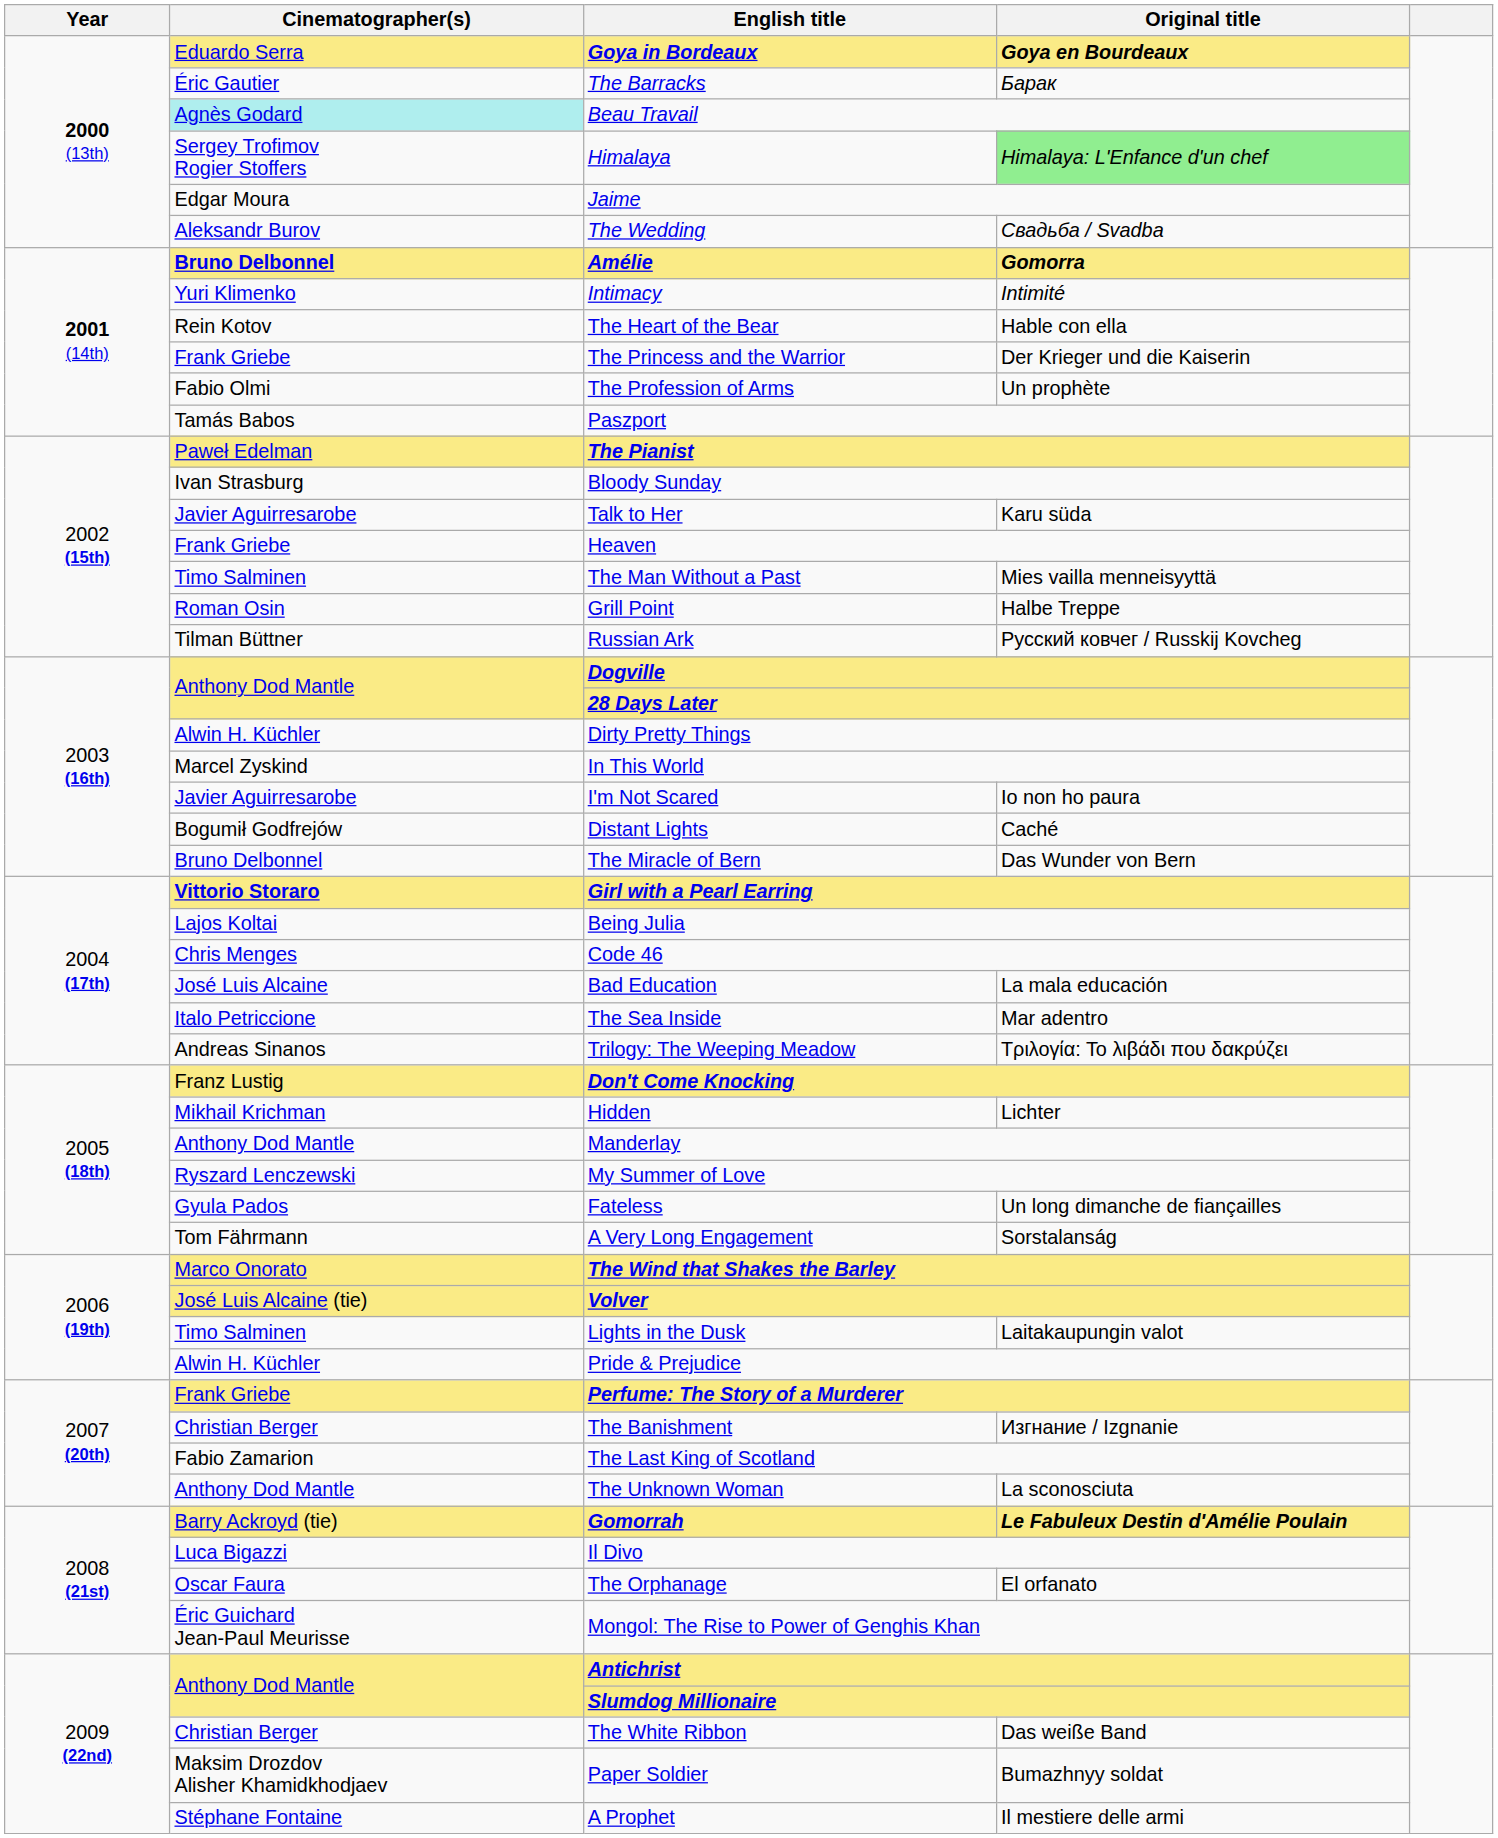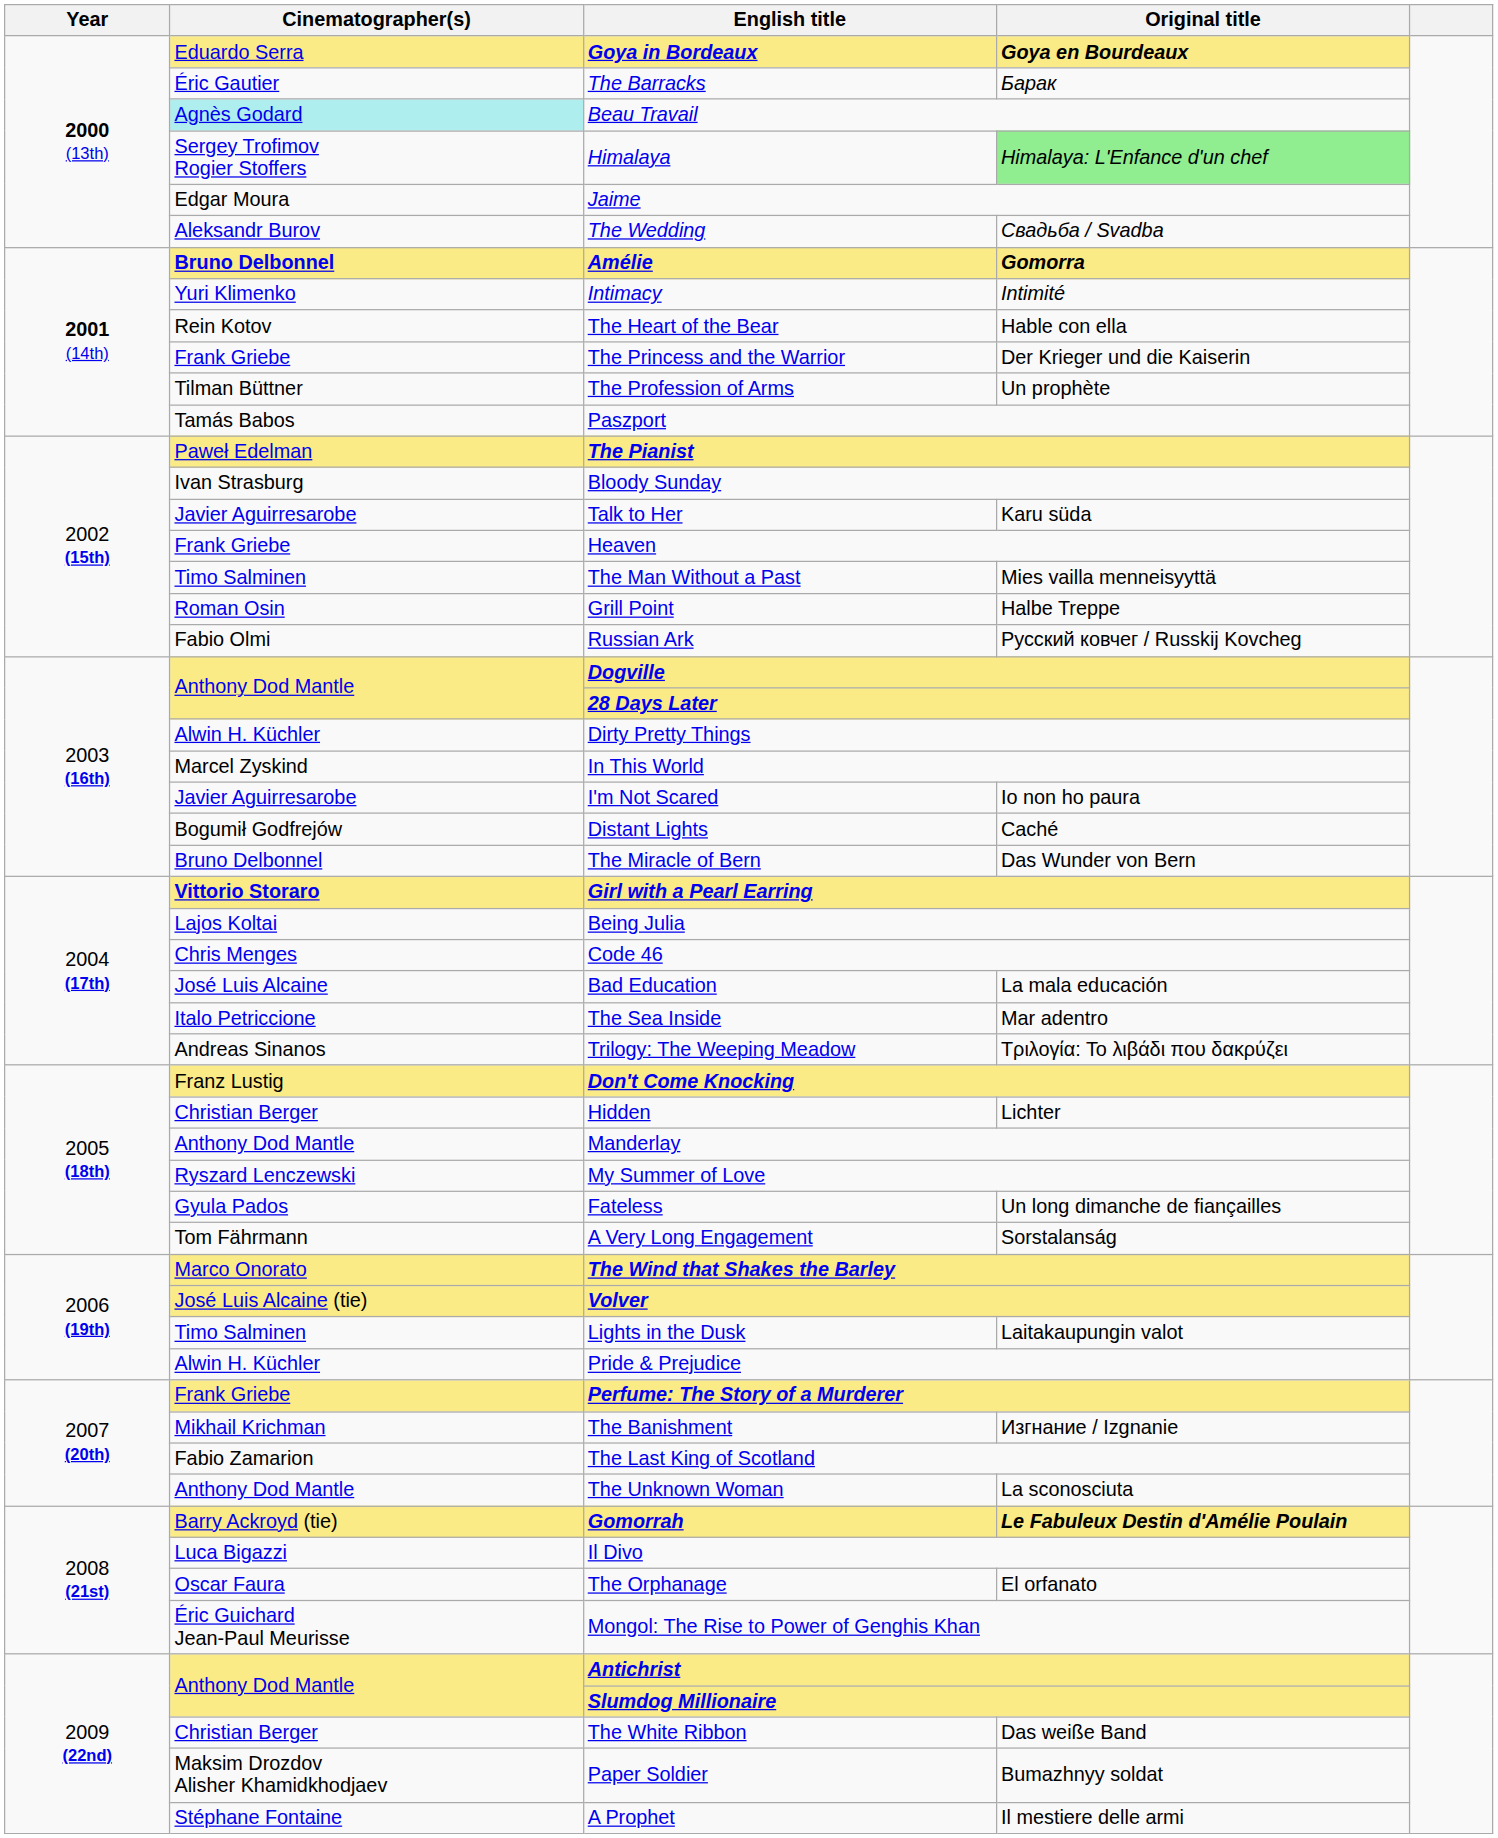(222, 388) Fabio Olmi -> (239, 388) Tilman Büttner
(239, 640) Tilman Büttner -> (222, 640) Fabio Olmi
(250, 1112) Mikhail Krichman -> (246, 1112) Christian Berger
(246, 1427) Christian Berger -> (250, 1427) Mikhail Krichman
